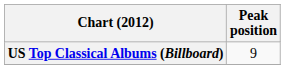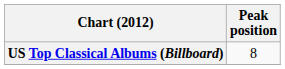(253, 53) 9 -> (253, 53) 8
